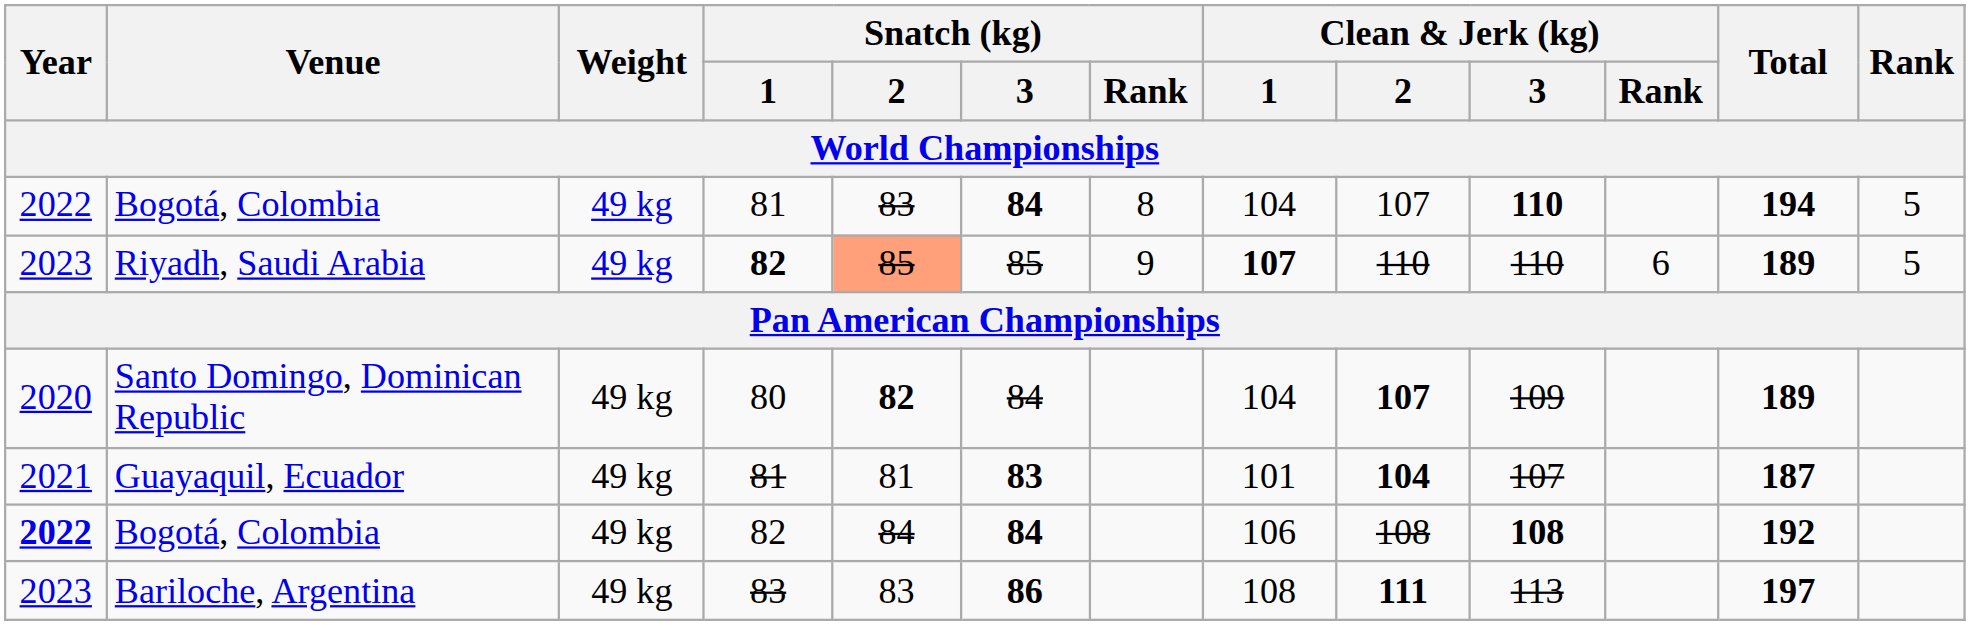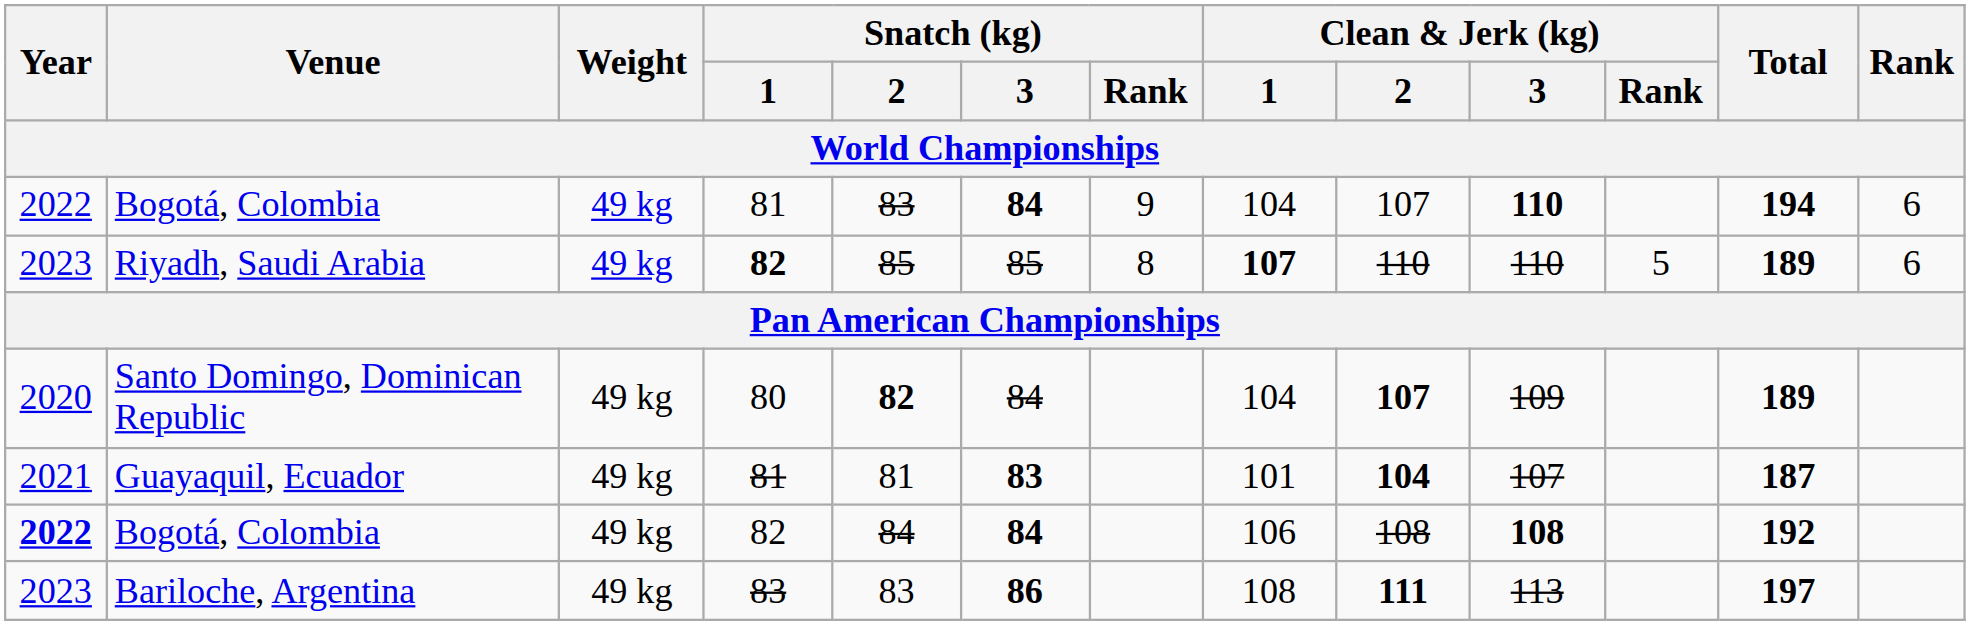(1145, 205) 8 -> (1145, 205) 9
(1912, 205) 5 -> (1912, 205) 6
(896, 262) lightsalmon background -> (896, 262) no background
(1145, 262) 9 -> (1145, 262) 8
(1661, 262) 6 -> (1661, 262) 5
(1912, 262) 5 -> (1912, 262) 6
